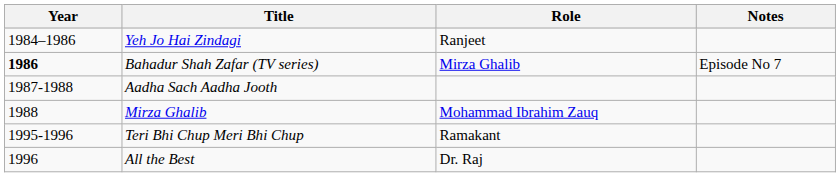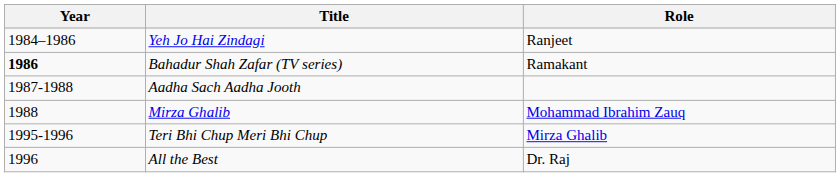- column: (766, 16)
(480, 64) Mirza Ghalib -> (557, 64) Ramakant
(470, 135) Ramakant -> (567, 135) Mirza Ghalib
